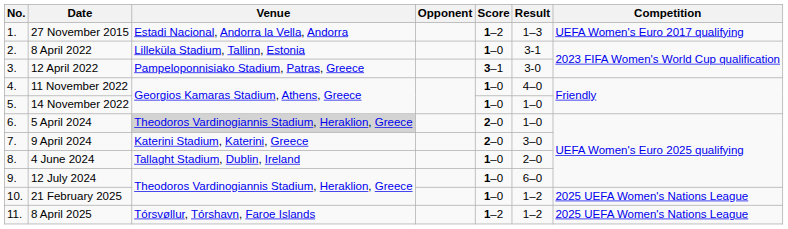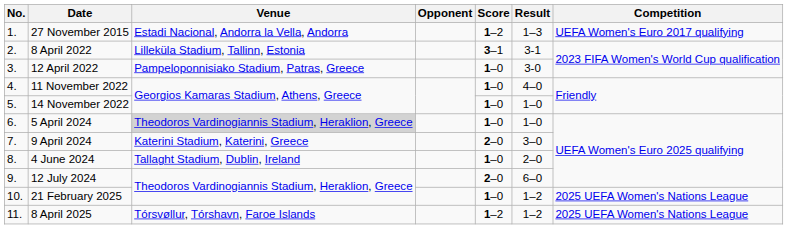(494, 50) 1–0 -> (494, 50) 3–1
(494, 68) 3–1 -> (494, 68) 1–0
(494, 123) 2–0 -> (494, 123) 1–0
(494, 178) 1–0 -> (494, 178) 2–0
